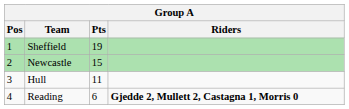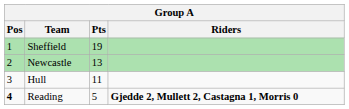(97, 63) 15 -> (97, 63) 13
(9, 96) normal -> (9, 96) bold
(94, 96) 6 -> (94, 96) 5
